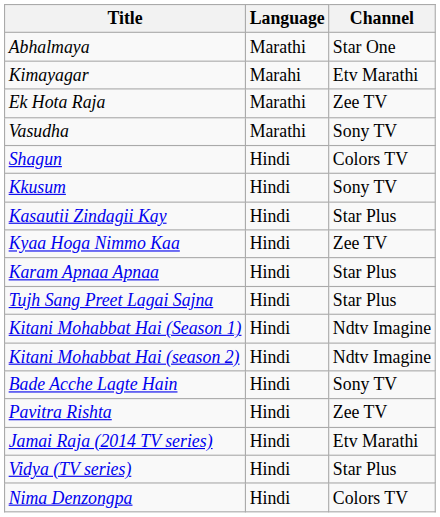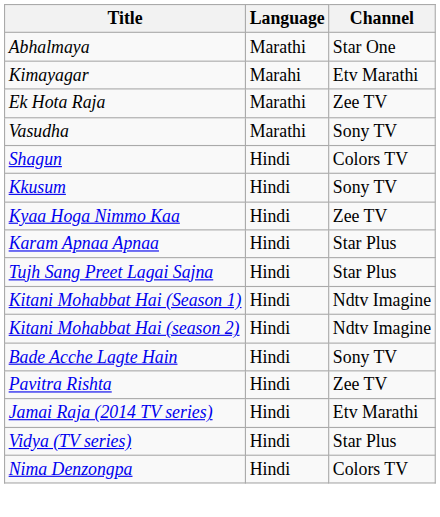- row: (88, 215)
